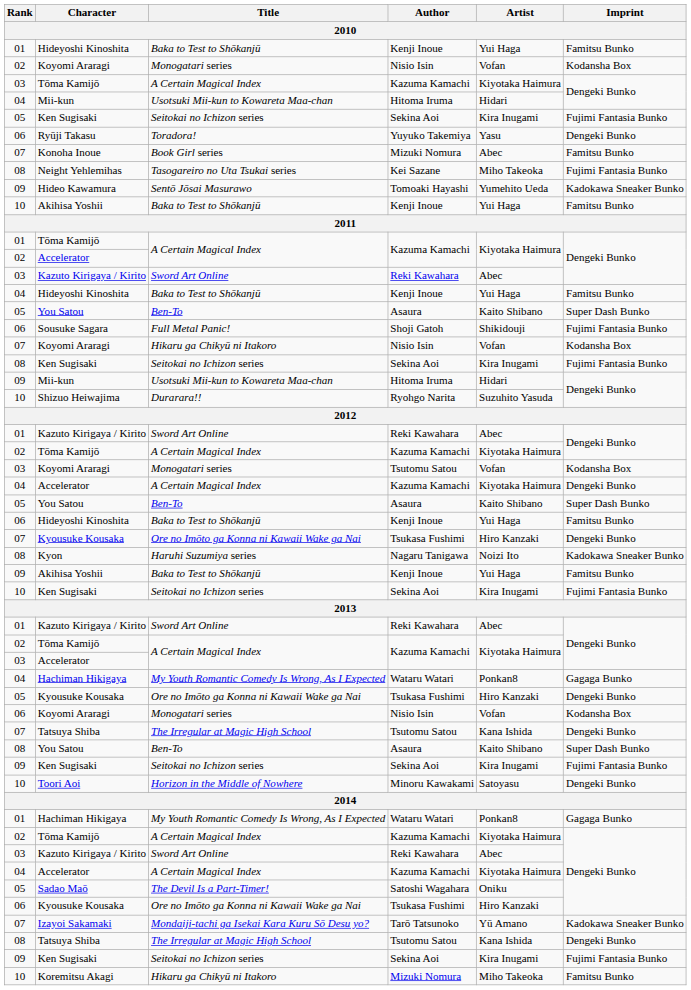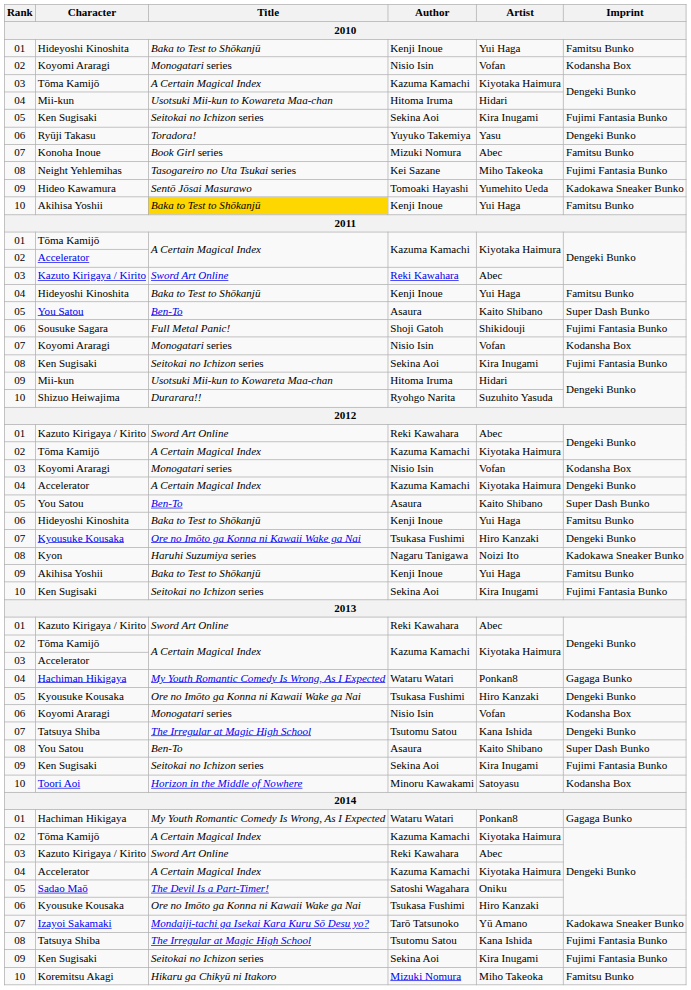(206, 205) no background -> (206, 205) gold background
(214, 345) Hikaru ga Chikyū ni Itakoro -> (191, 345) Monogatari series
(424, 468) Tsutomu Satou -> (412, 468) Nisio Isin
(601, 783) Dengeki Bunko -> (599, 783) Kodansha Box
(601, 941) Dengeki Bunko -> (617, 941) Fujimi Fantasia Bunko
